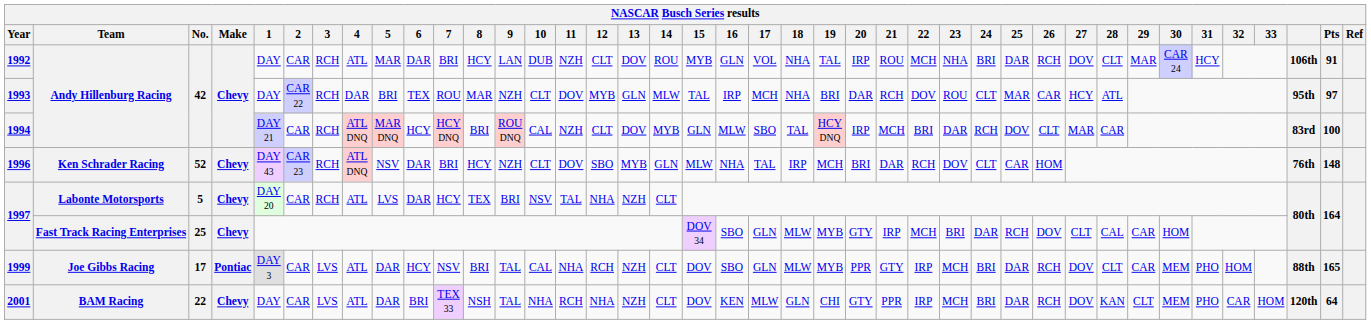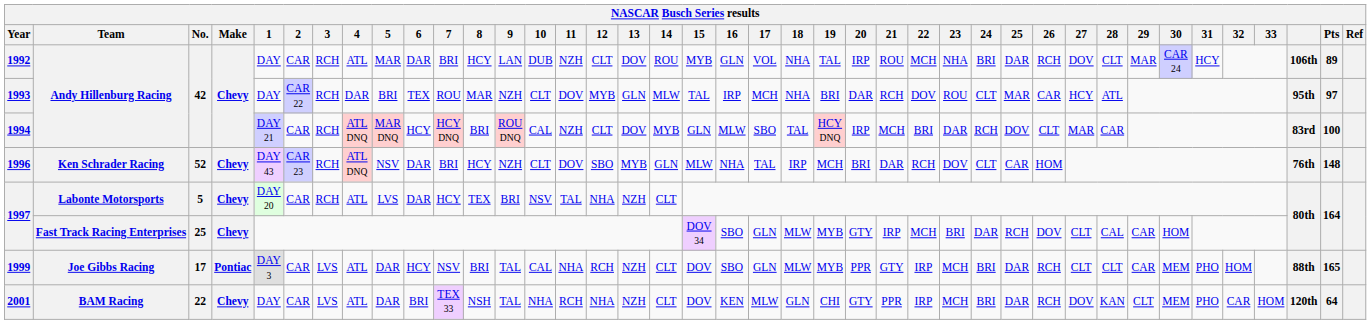(1332, 61) 91 -> (1332, 61) 89
(1081, 267) DOV -> (1081, 267) CLT
